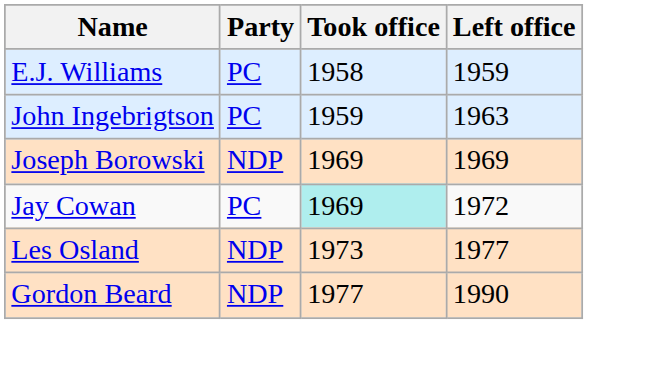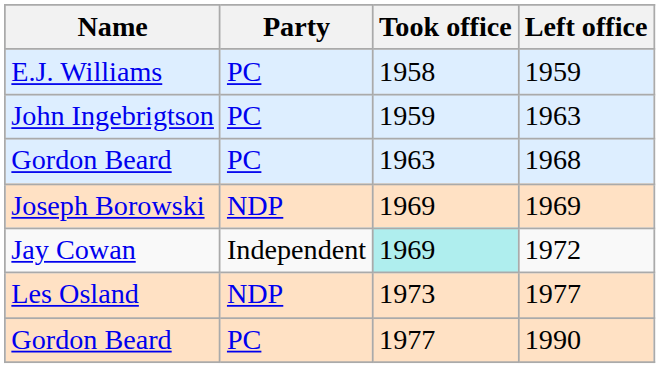+ row: (553, 160)
(244, 205) PC -> (297, 250) Independent
(255, 294) NDP -> (244, 339) PC
